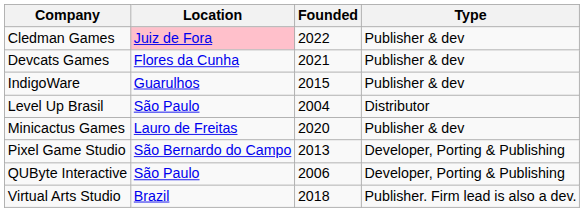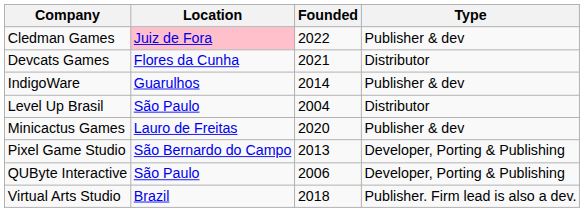(414, 60) Publisher & dev -> (397, 60) Distributor
(314, 83) 2015 -> (314, 83) 2014
